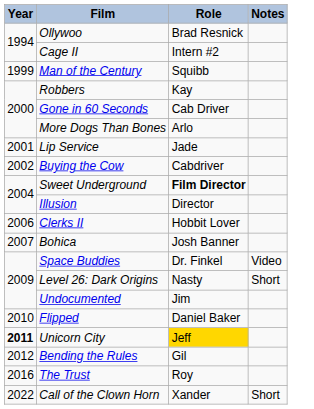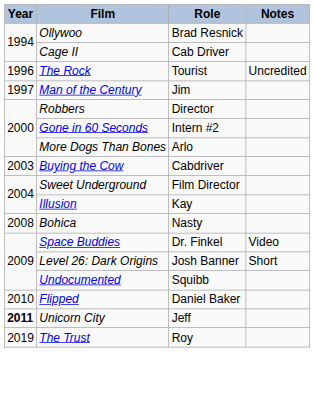(195, 52) Intern #2 -> (200, 52) Cab Driver
+ row: (65, 71)
(20, 71) 1999 -> (20, 90) 1997
(190, 71) Squibb -> (181, 90) Jim
(182, 90) Kay -> (193, 109) Director
(200, 109) Cab Driver -> (195, 128) Intern #2
- row: (69, 147)
(20, 166) 2002 -> (20, 166) 2003
(209, 185) bold -> (206, 185) normal
(193, 204) Director -> (182, 204) Kay
- row: (61, 223)
(20, 242) 2007 -> (20, 223) 2008
(205, 242) Josh Banner -> (187, 223) Nasty
(187, 280) Nasty -> (205, 261) Josh Banner
(181, 299) Jim -> (190, 280) Squibb
(181, 337) gold background -> (181, 318) no background
- row: (88, 356)
(20, 375) 2016 -> (20, 337) 2019
- row: (99, 394)
